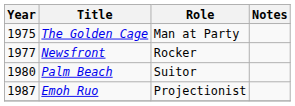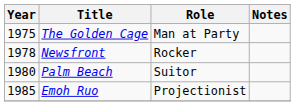(22, 53) 1977 -> (22, 53) 1978
(22, 91) 1987 -> (22, 91) 1985
